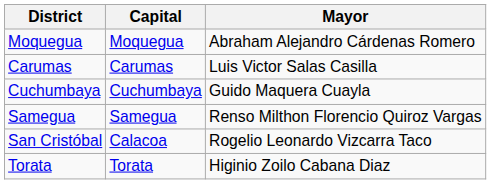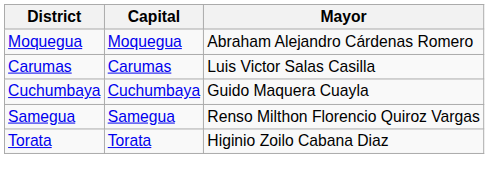- row: (55, 141)
